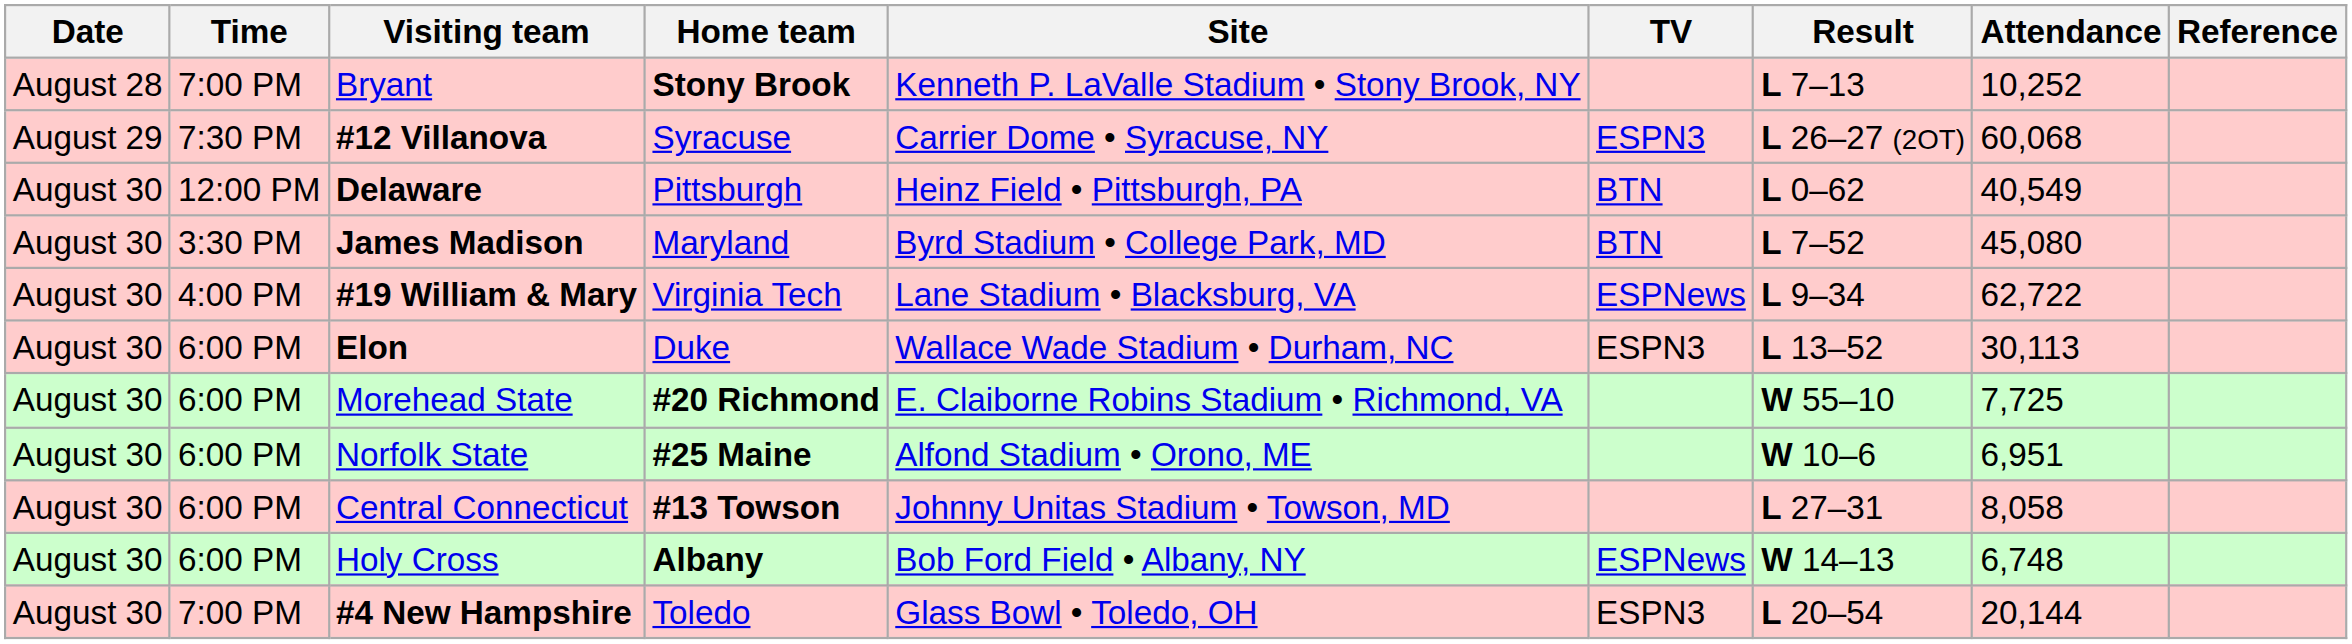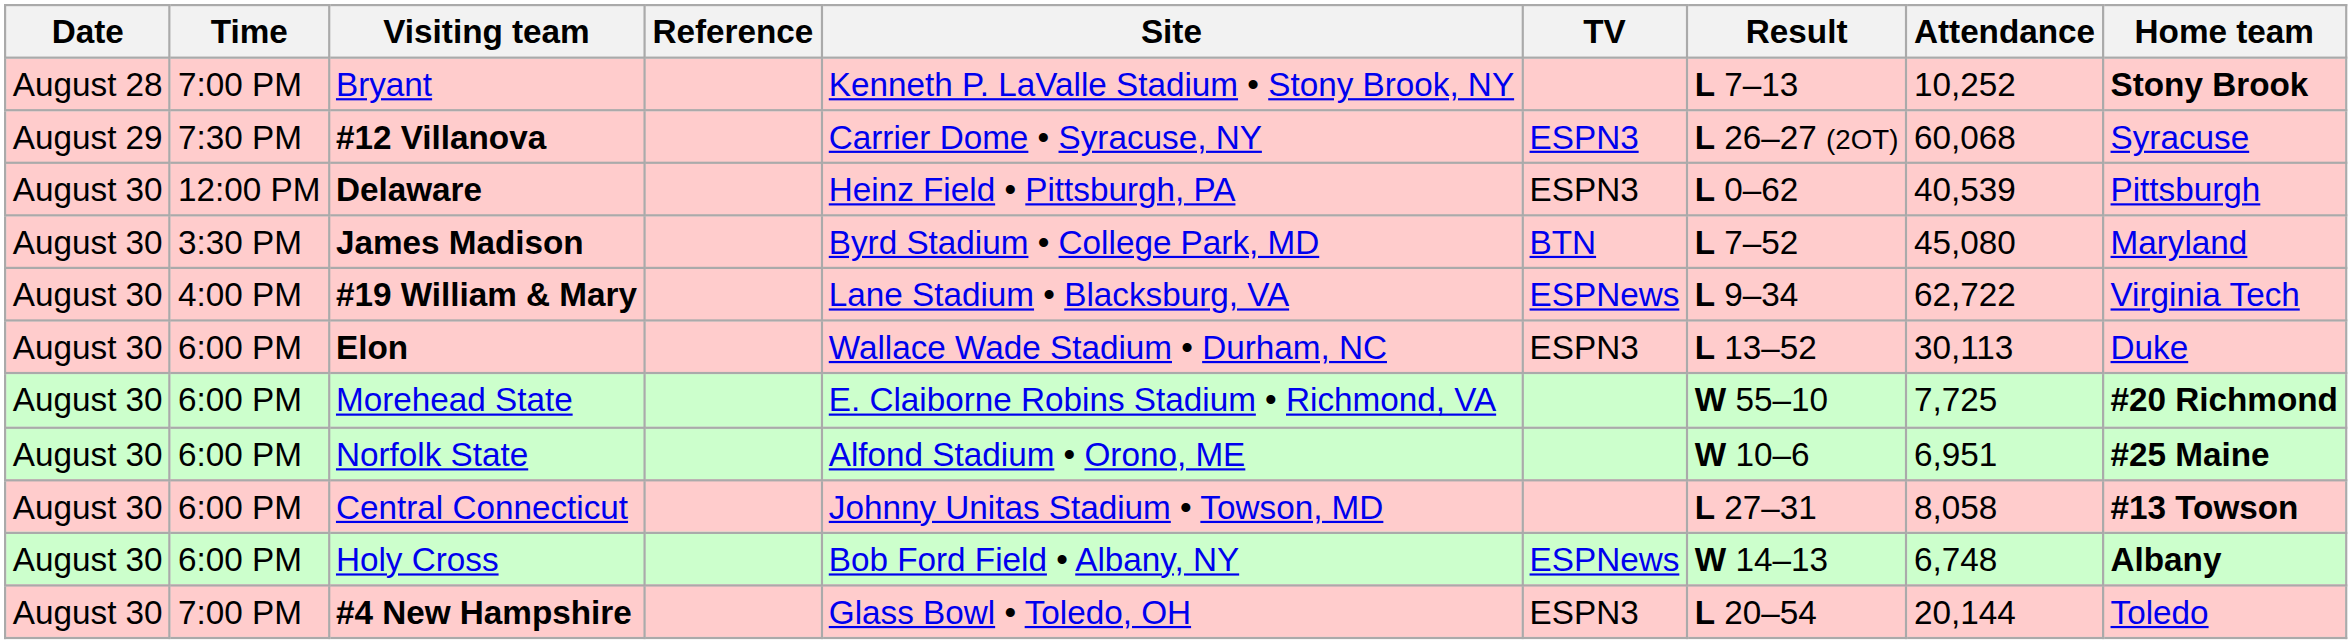columns swapped: (766, 32) <-> (2257, 32)
(1629, 190) BTN -> (1584, 190) ESPN3
(2031, 190) 40,549 -> (1965, 190) 40,539
